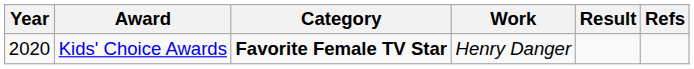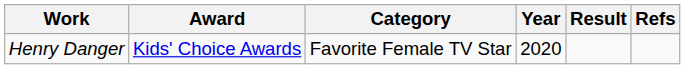columns swapped: (30, 19) <-> (513, 19)
(341, 48) bold -> (411, 48) normal
